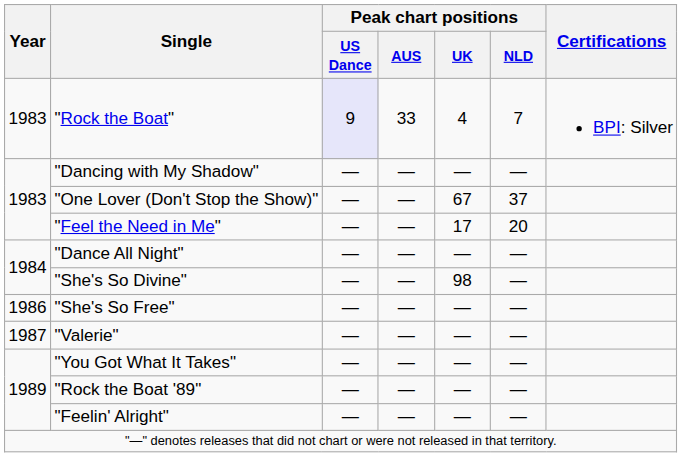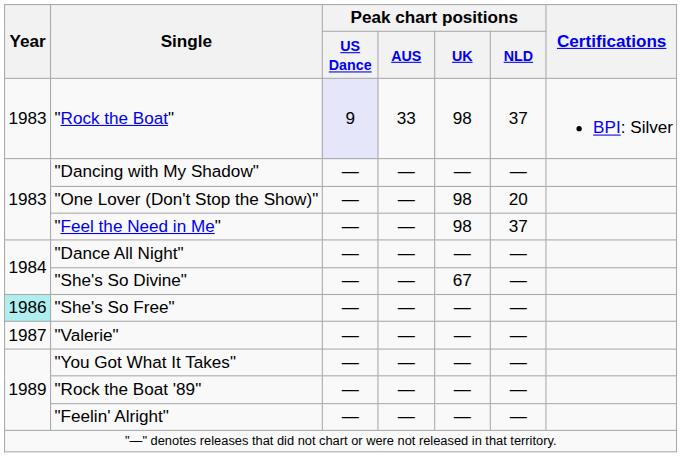(462, 118) 4 -> (462, 118) 98
(518, 118) 7 -> (518, 118) 37
(462, 199) 67 -> (462, 199) 98
(518, 199) 37 -> (518, 199) 20
(462, 226) 17 -> (462, 226) 98
(518, 226) 20 -> (518, 226) 37
(462, 280) 98 -> (462, 280) 67
(28, 308) no background -> (28, 308) paleturquoise background
